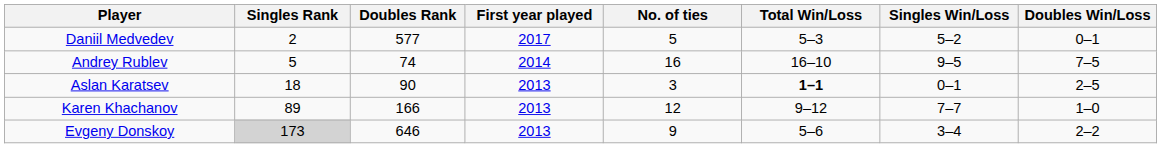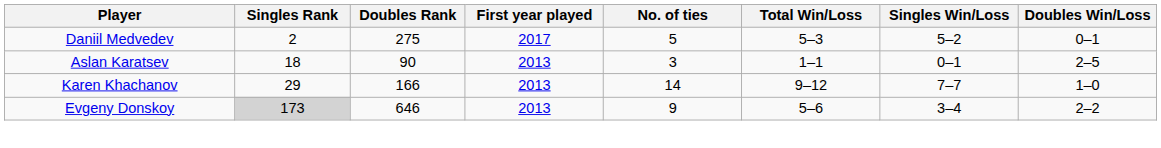(408, 39) 577 -> (408, 39) 275
- row: (120, 62)
(811, 85) bold -> (811, 62) normal
(293, 108) 89 -> (293, 85) 29
(673, 108) 12 -> (673, 85) 14
